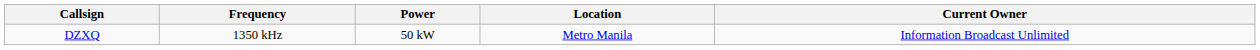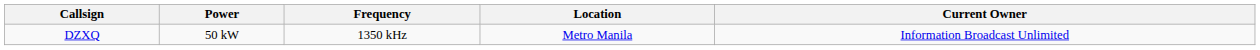columns swapped: (258, 14) <-> (418, 14)
